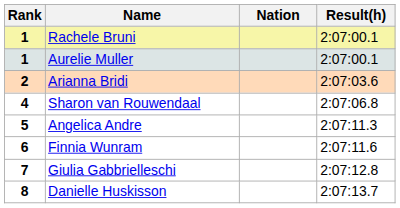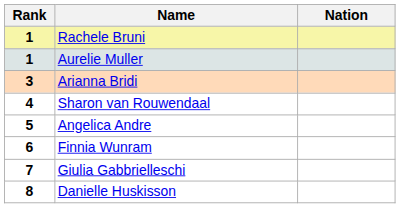- column: (356, 15)
(25, 81) 2 -> (29, 81) 3
